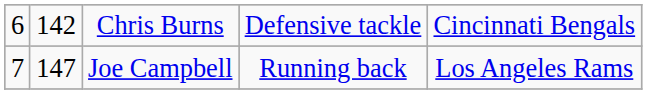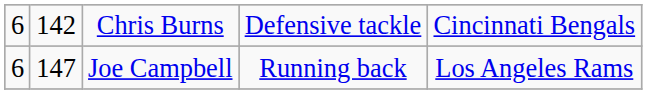(18, 67) 7 -> (18, 67) 6
